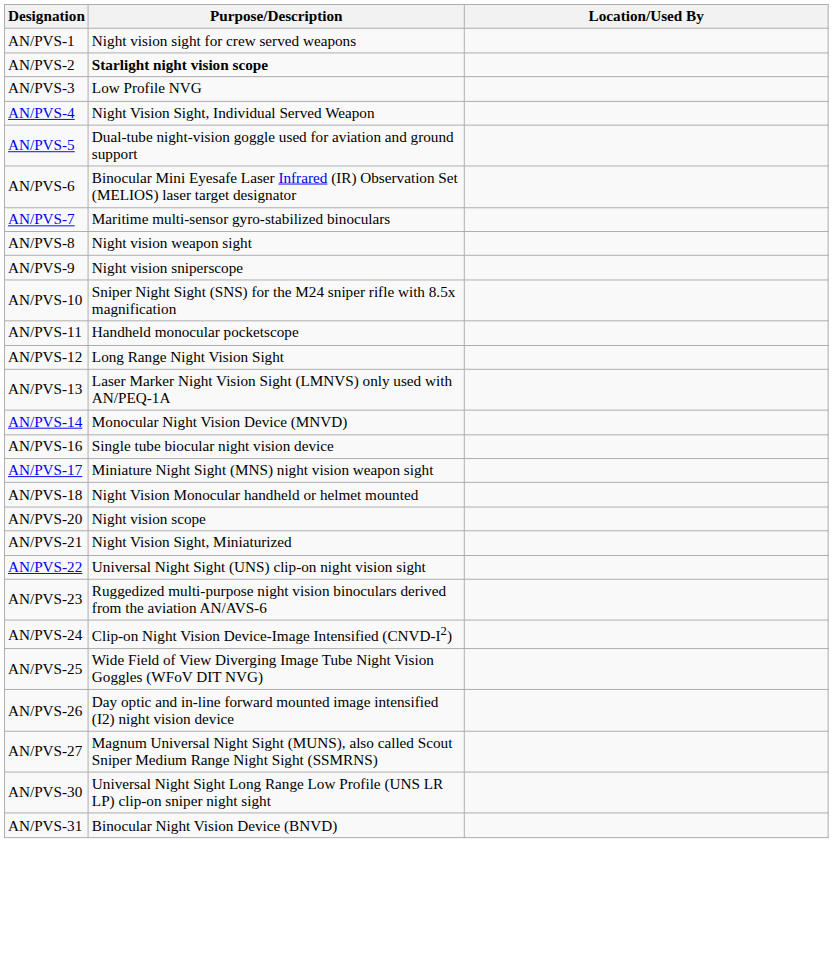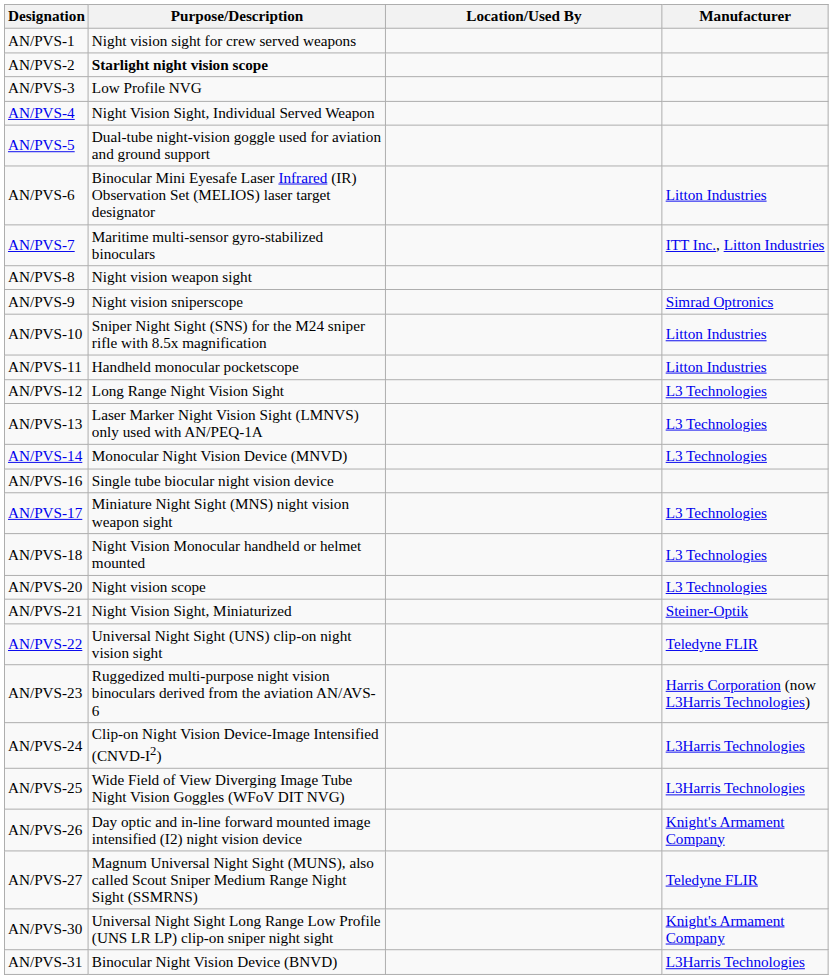+ column: (745, 16)
